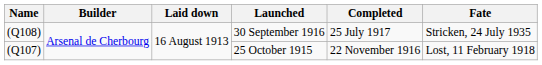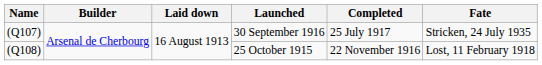(24, 32) (Q108) -> (24, 32) (Q107)
(24, 50) (Q107) -> (24, 50) (Q108)
